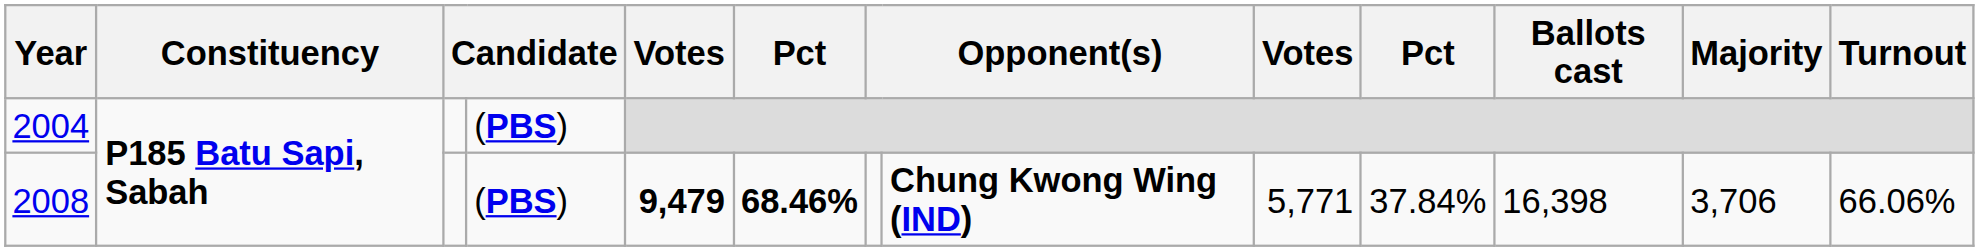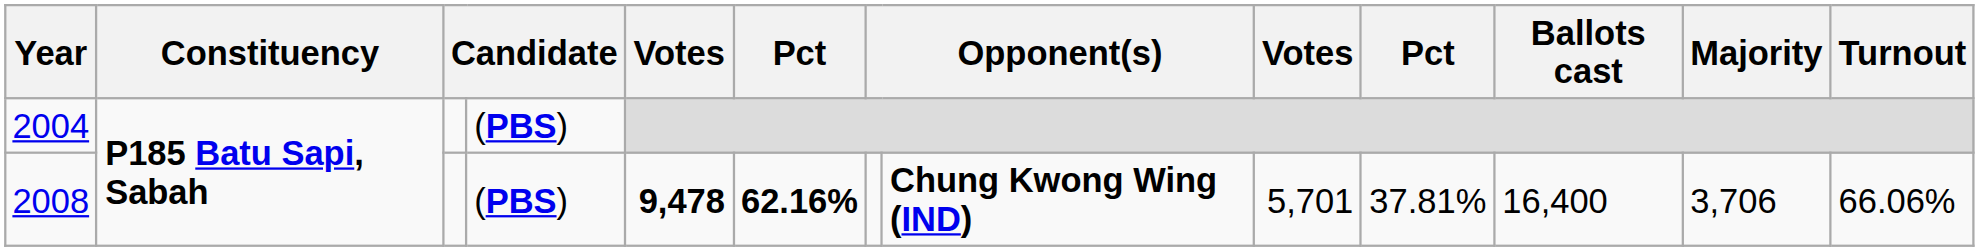(682, 200) 9,479 -> (682, 200) 9,478
(799, 200) 68.46% -> (799, 200) 62.16%
(1310, 200) 5,771 -> (1310, 200) 5,701
(1428, 200) 37.84% -> (1428, 200) 37.81%
(1555, 200) 16,398 -> (1555, 200) 16,400
